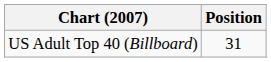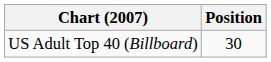(234, 43) 31 -> (234, 43) 30
